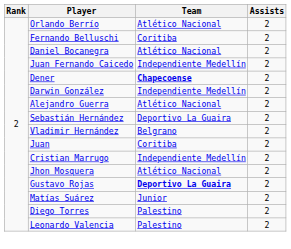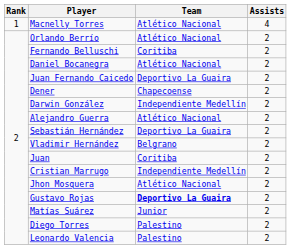+ row: (67, 24)
(192, 64) Independiente Medellín -> (184, 78) Deportivo La Guaira
(164, 78) bold -> (164, 91) normal
